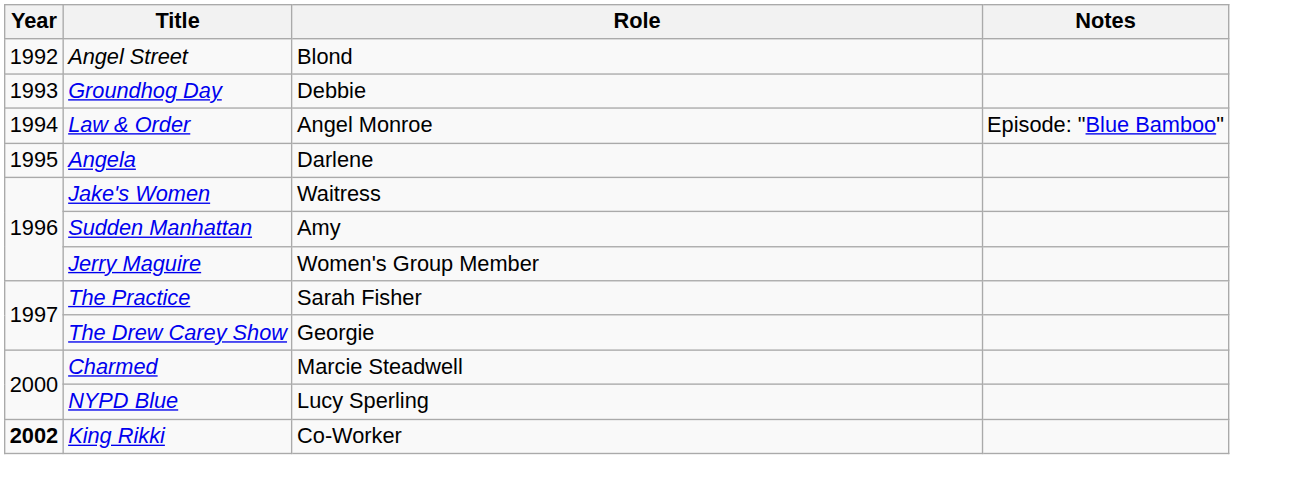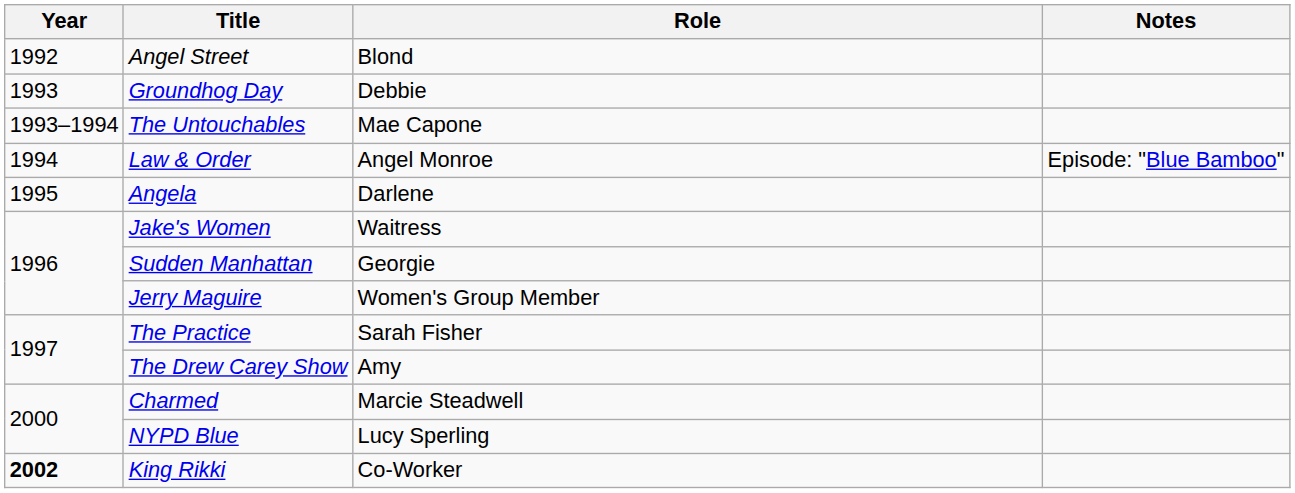+ row: (217, 125)
(319, 228) Amy -> (396, 263) Georgie
(336, 332) Georgie -> (379, 366) Amy
